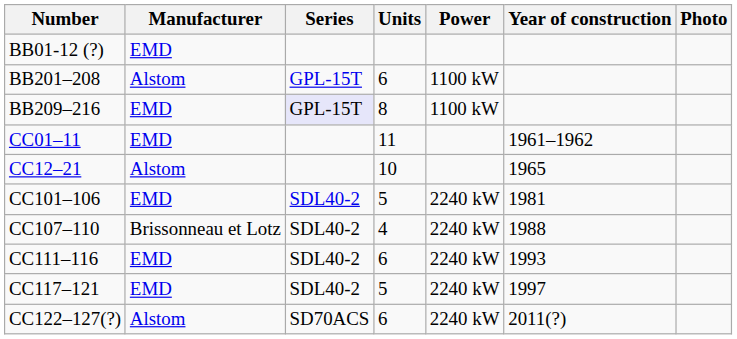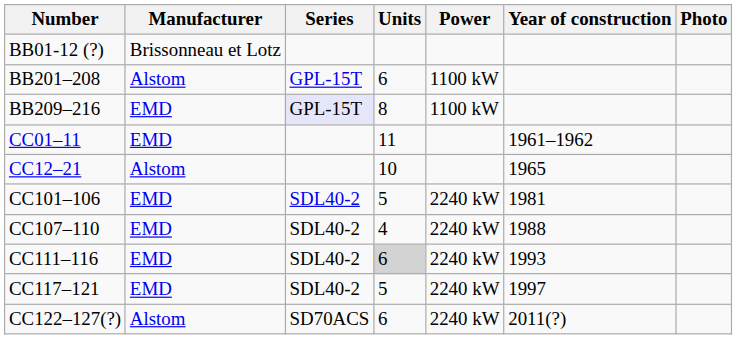(151, 49) EMD -> (205, 49) Brissonneau et Lotz
(205, 229) Brissonneau et Lotz -> (151, 229) EMD
(383, 259) no background -> (383, 259) lightgrey background
